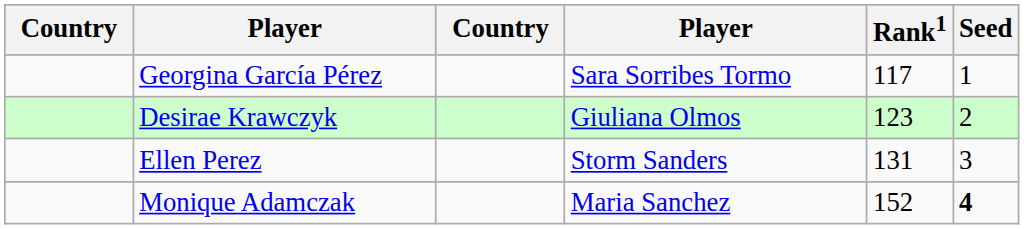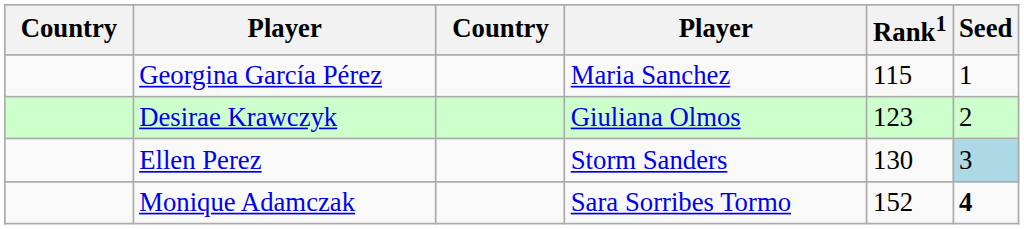(681, 75) Sara Sorribes Tormo -> (651, 75) Maria Sanchez
(893, 75) 117 -> (893, 75) 115
(893, 160) 131 -> (893, 160) 130
(966, 160) no background -> (966, 160) lightblue background
(651, 202) Maria Sanchez -> (681, 202) Sara Sorribes Tormo
